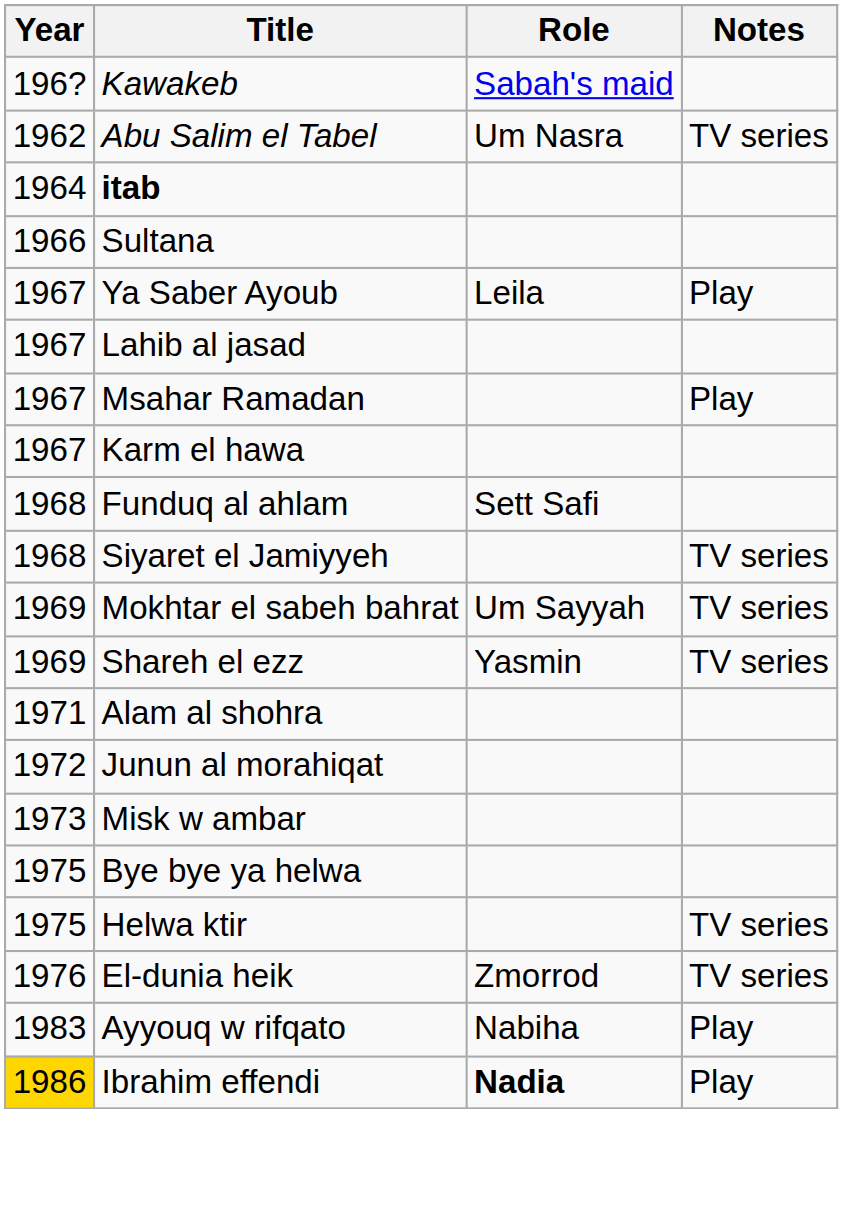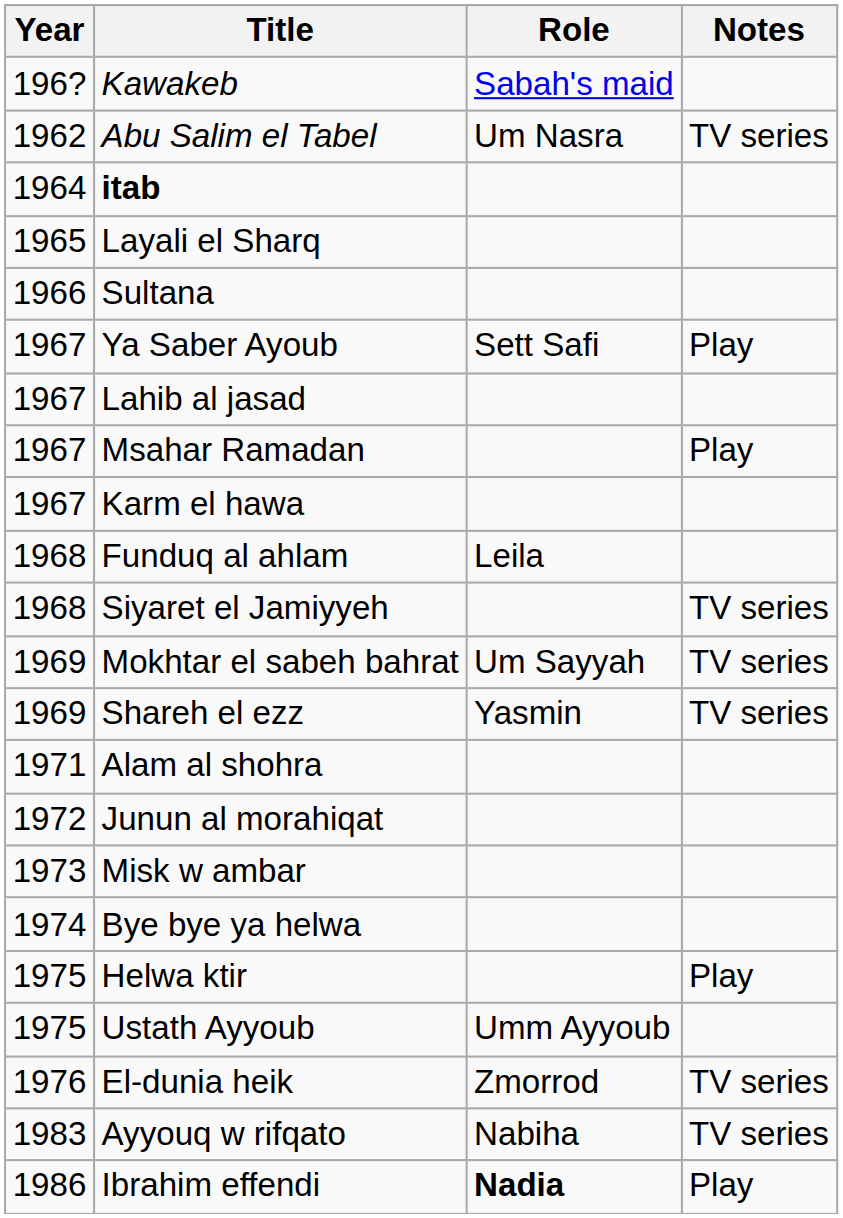+ row: (211, 240)
(509, 293) Leila -> (537, 345) Sett Safi
(537, 503) Sett Safi -> (509, 556) Leila
(50, 871) 1975 -> (50, 923) 1974
(759, 923) TV series -> (721, 976) Play
+ row: (208, 1028)
(721, 1028) Play -> (759, 1133) TV series
(50, 1081) gold background -> (50, 1186) no background
